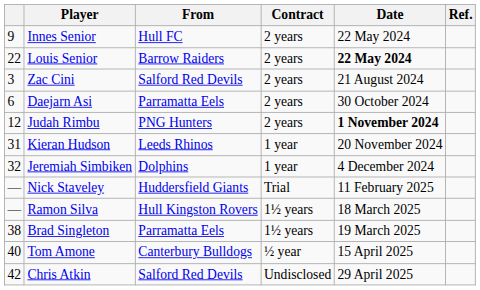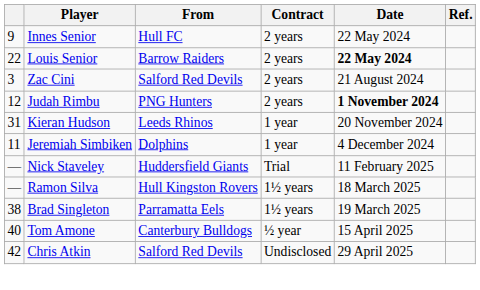- row: (60, 101)
(14, 166) 32 -> (14, 144) 11
